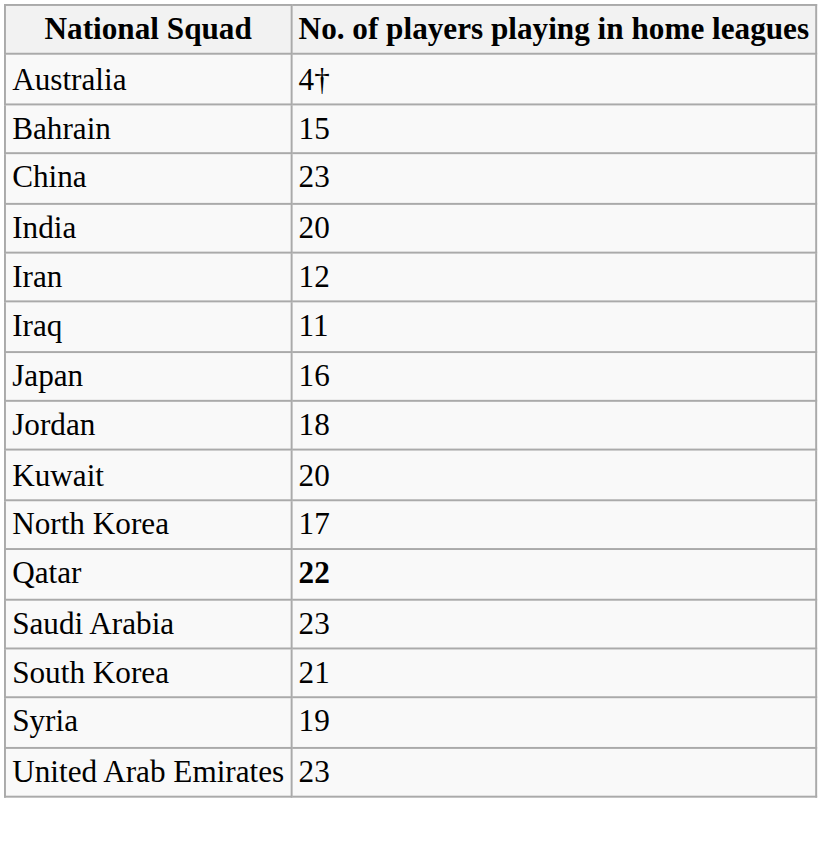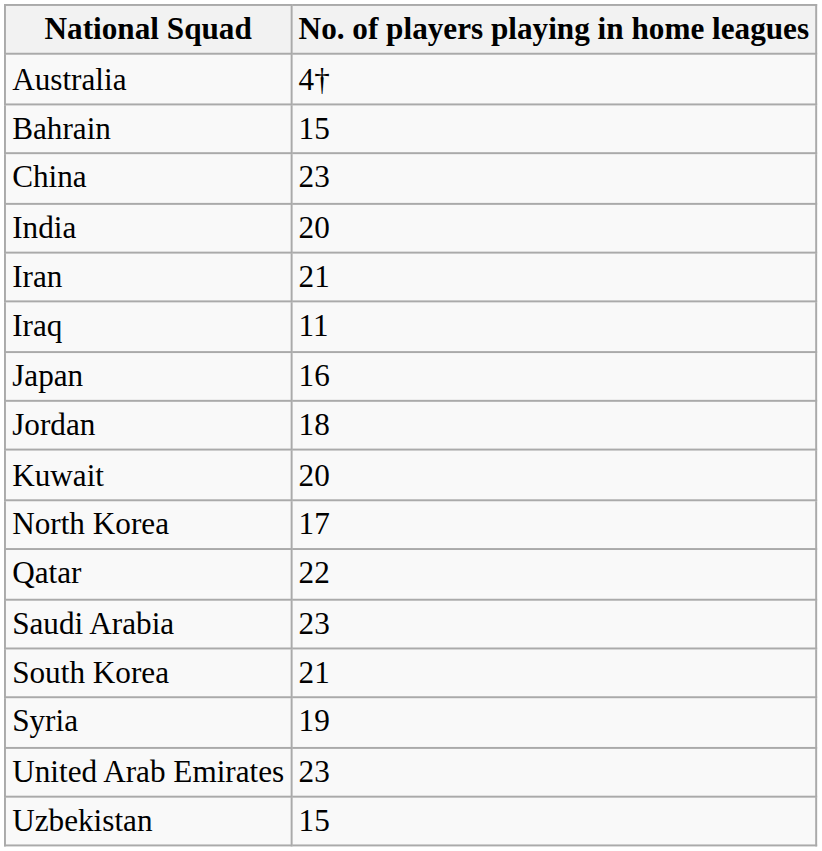(314, 276) 12 -> (314, 276) 21
(314, 573) bold -> (314, 573) normal
+ row: (82, 820)
